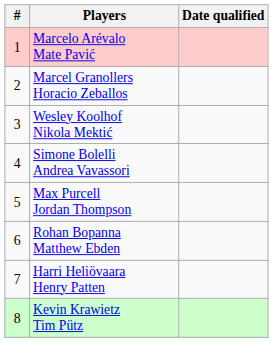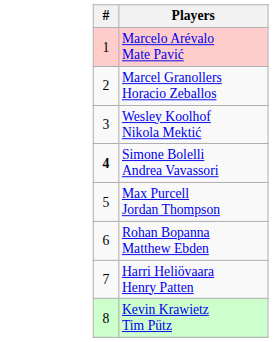- column: (223, 16)
(17, 163) normal -> (106, 163) bold
